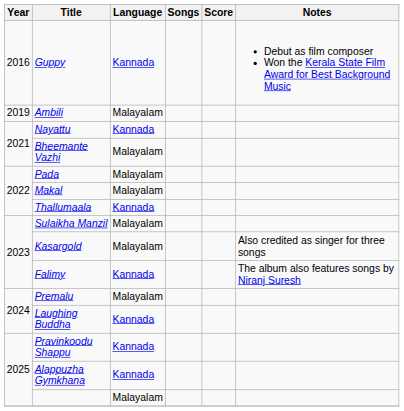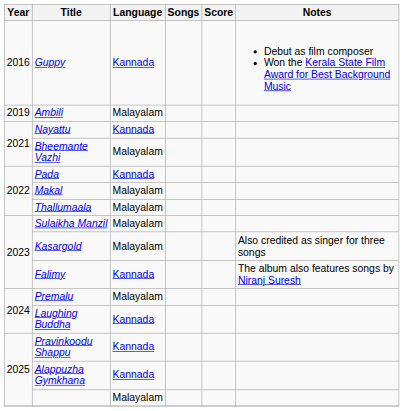(138, 174) Malayalam -> (133, 174) Kannada
(133, 207) Kannada -> (138, 207) Malayalam
